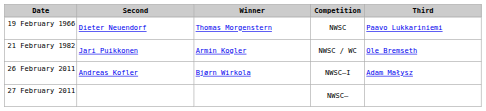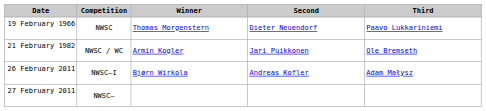columns swapped: (338, 11) <-> (135, 11)
